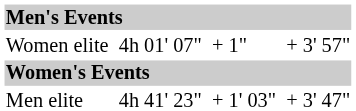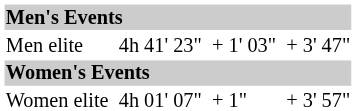rows swapped: (44, 100) <-> (57, 45)
